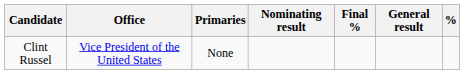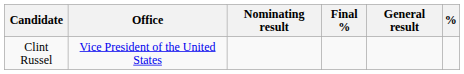- column: (220, 20)
